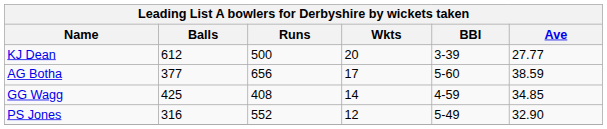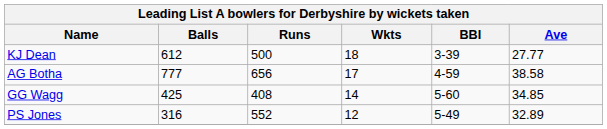(351, 54) 20 -> (351, 54) 18
(172, 74) 377 -> (172, 74) 777
(447, 74) 5-60 -> (447, 74) 4-59
(528, 74) 38.59 -> (528, 74) 38.58
(447, 94) 4-59 -> (447, 94) 5-60
(528, 114) 32.90 -> (528, 114) 32.89
